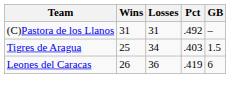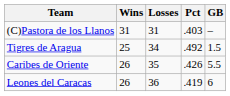(193, 30) .492 -> (193, 30) .403
(193, 47) .403 -> (193, 47) .492
+ row: (48, 64)
